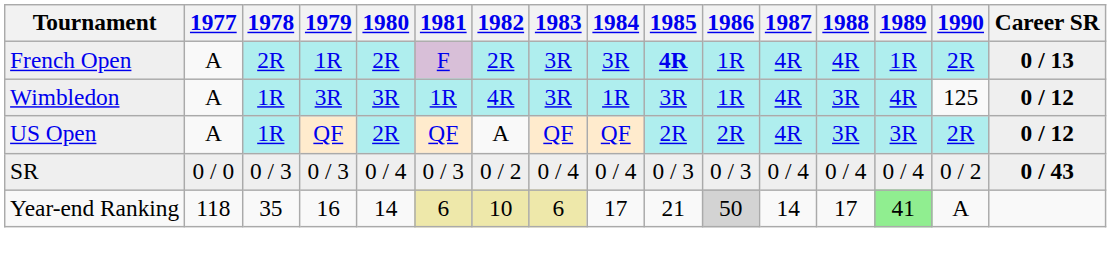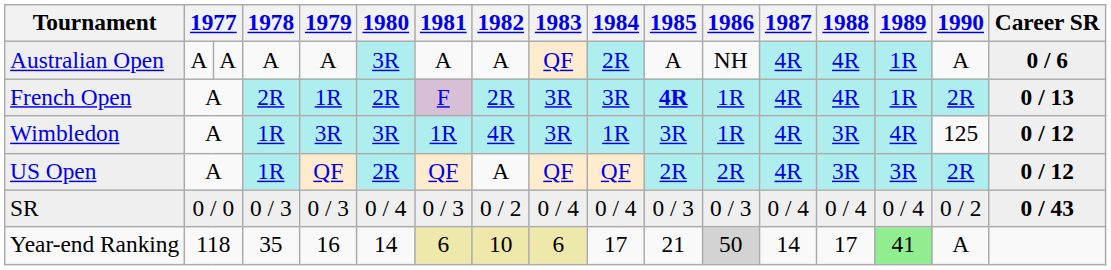+ row: (87, 60)
